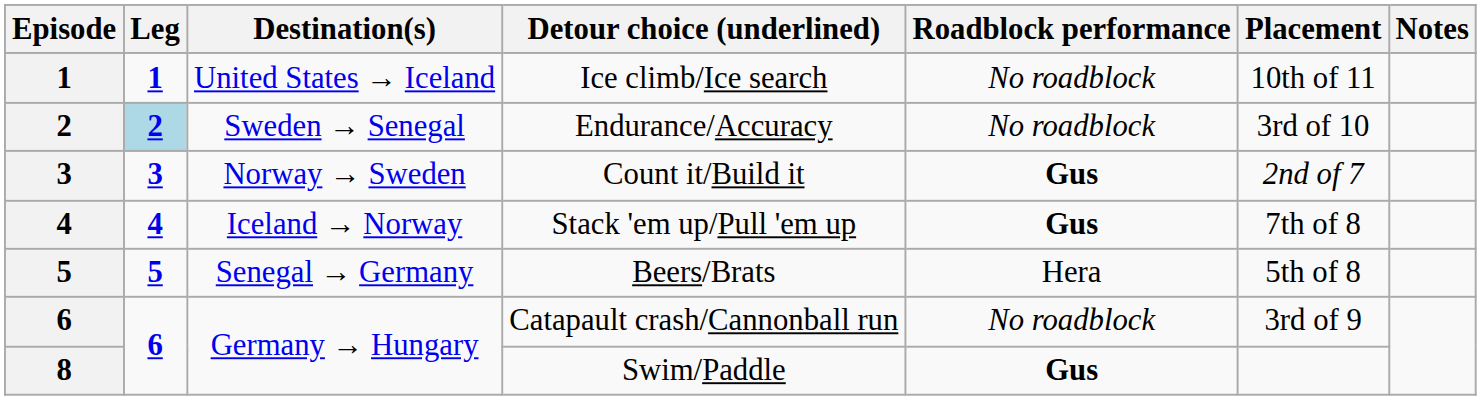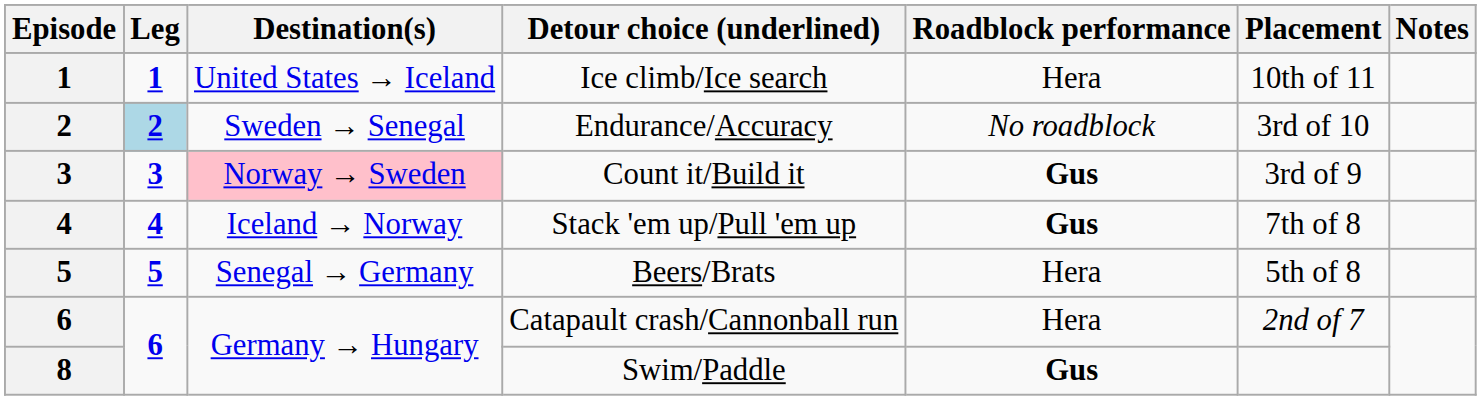(1072, 77) No roadblock -> (1072, 77) Hera
(345, 175) no background -> (345, 175) pink background
(1313, 175) 2nd of 7 -> (1313, 175) 3rd of 9
(1072, 321) No roadblock -> (1072, 321) Hera
(1313, 321) 3rd of 9 -> (1313, 321) 2nd of 7
